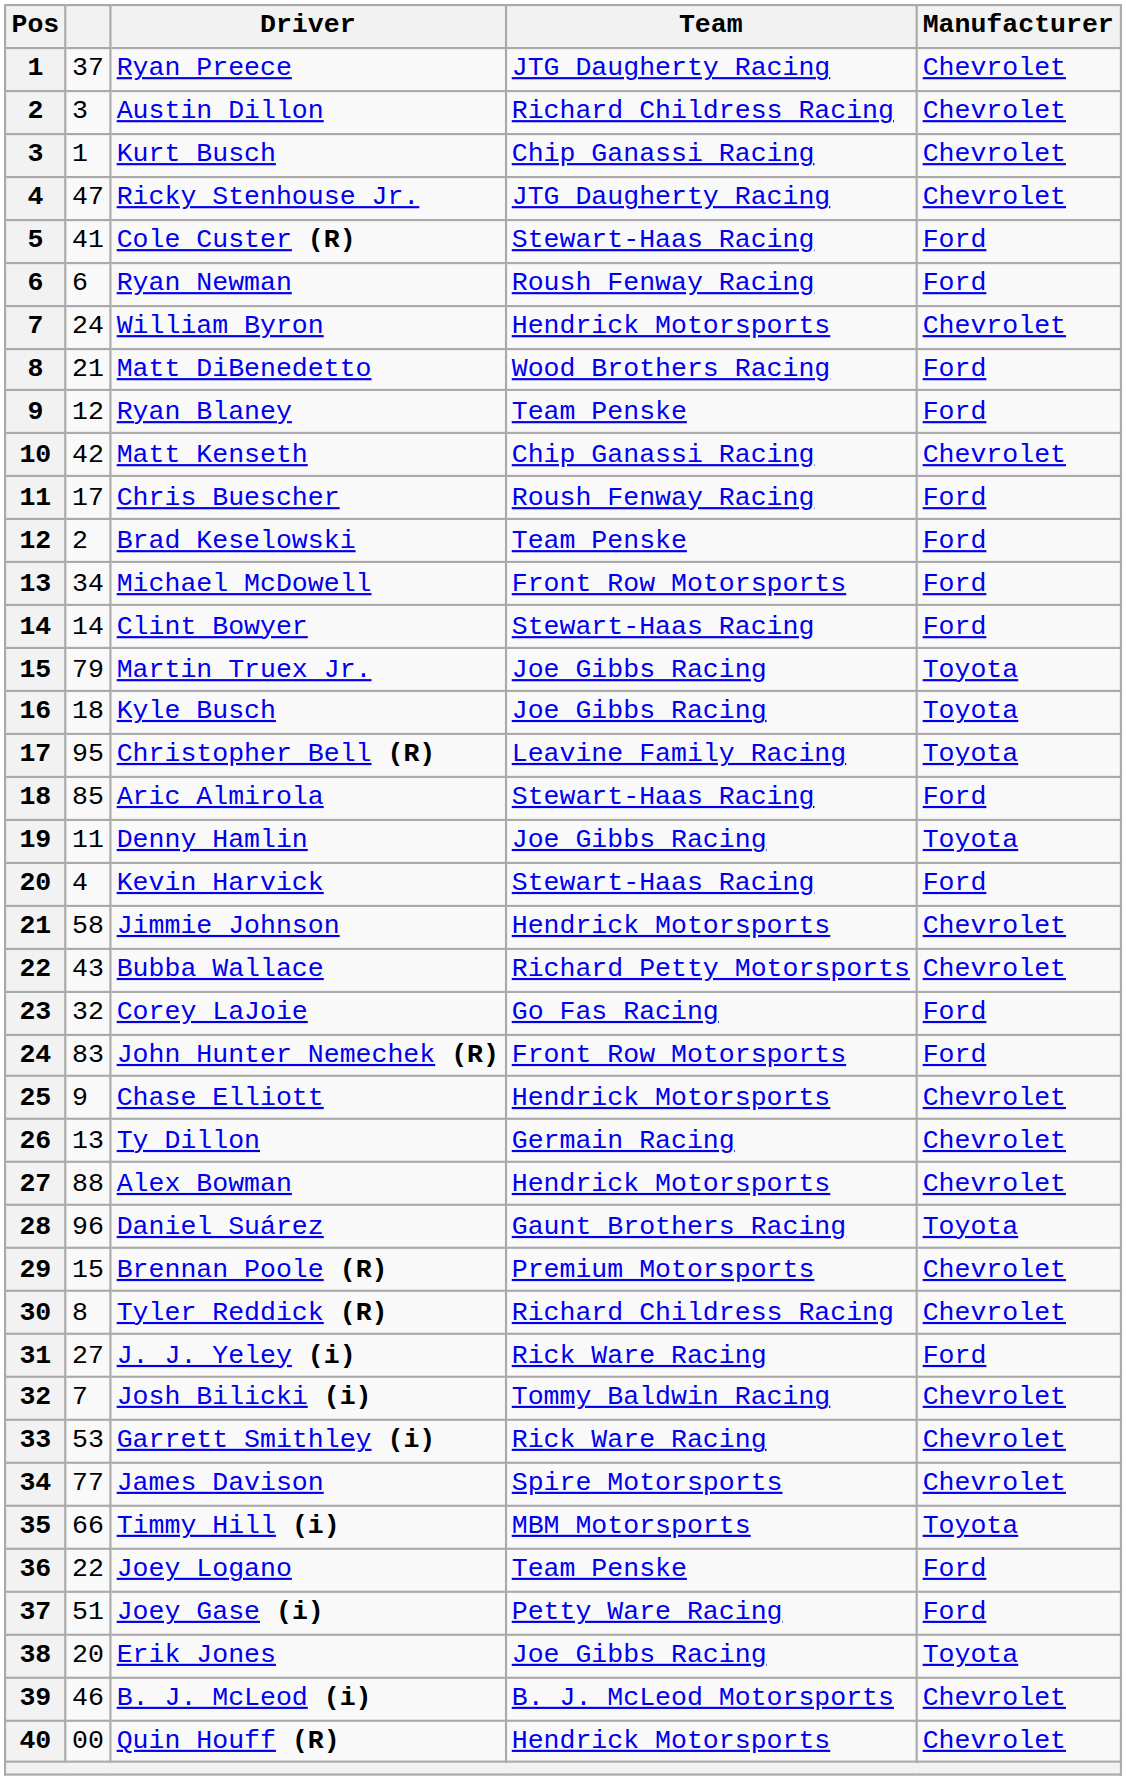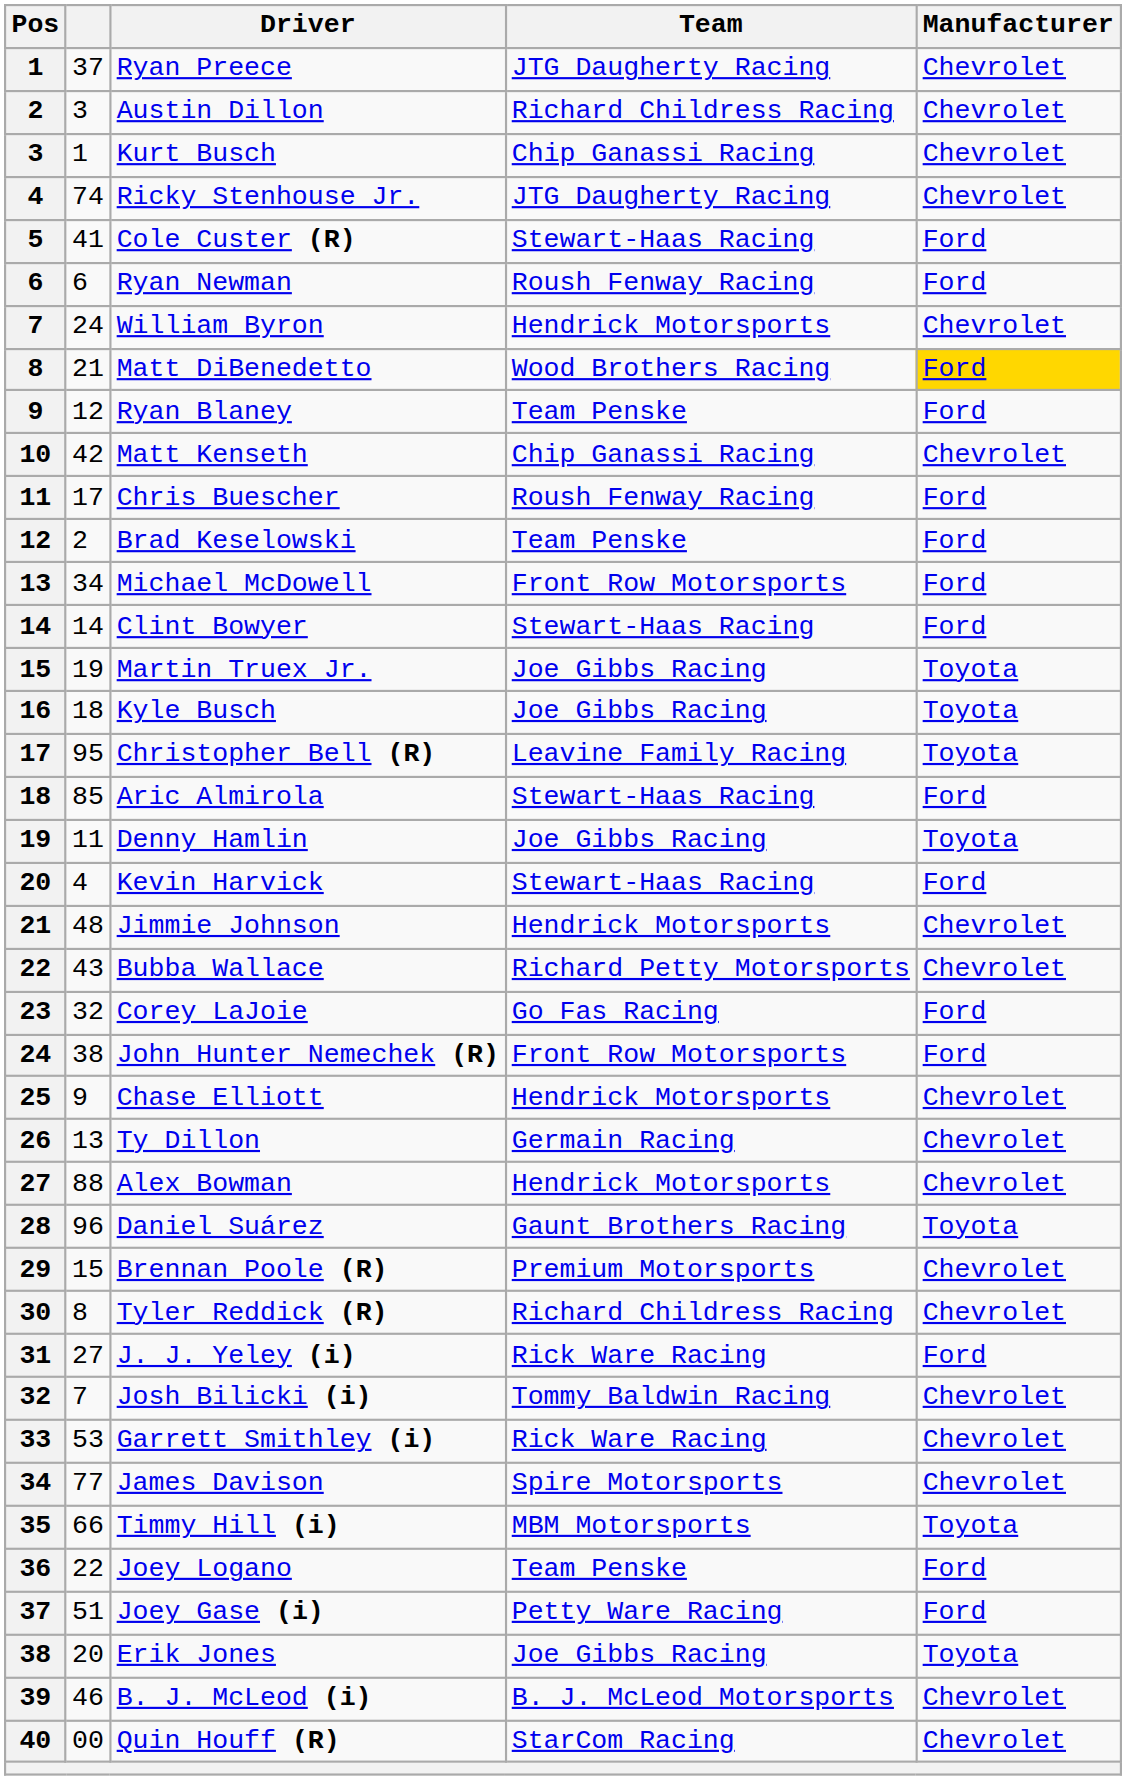(88, 198) 47 -> (88, 198) 74
(955, 370) no background -> (955, 370) gold background
(88, 670) 79 -> (88, 670) 19
(88, 927) 58 -> (88, 927) 48
(88, 1056) 83 -> (88, 1056) 38
(671, 1741) Hendrick Motorsports -> (623, 1741) StarCom Racing
